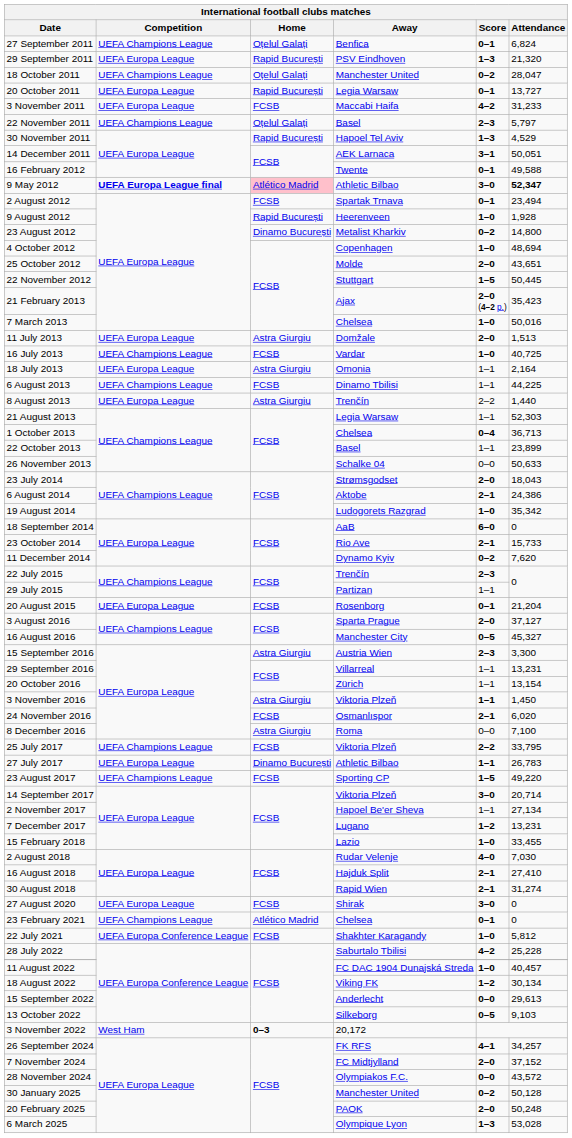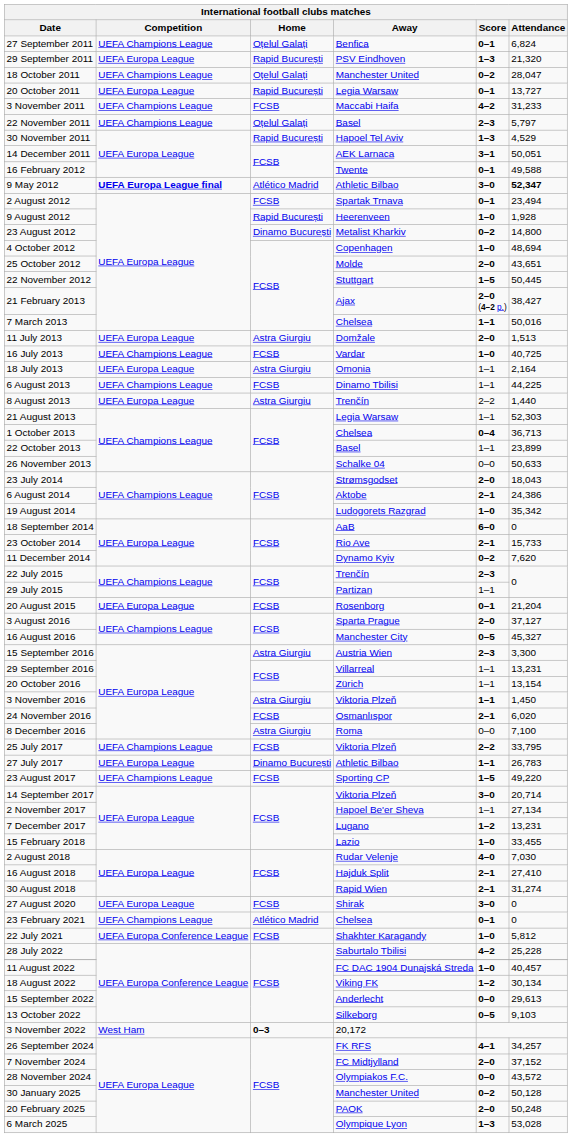(146, 106) UEFA Europa League -> (155, 106) UEFA Champions League
(286, 185) pink background -> (286, 185) no background
(526, 301) 35,423 -> (526, 301) 38,427
(486, 322) 1–0 -> (486, 322) 1–1
